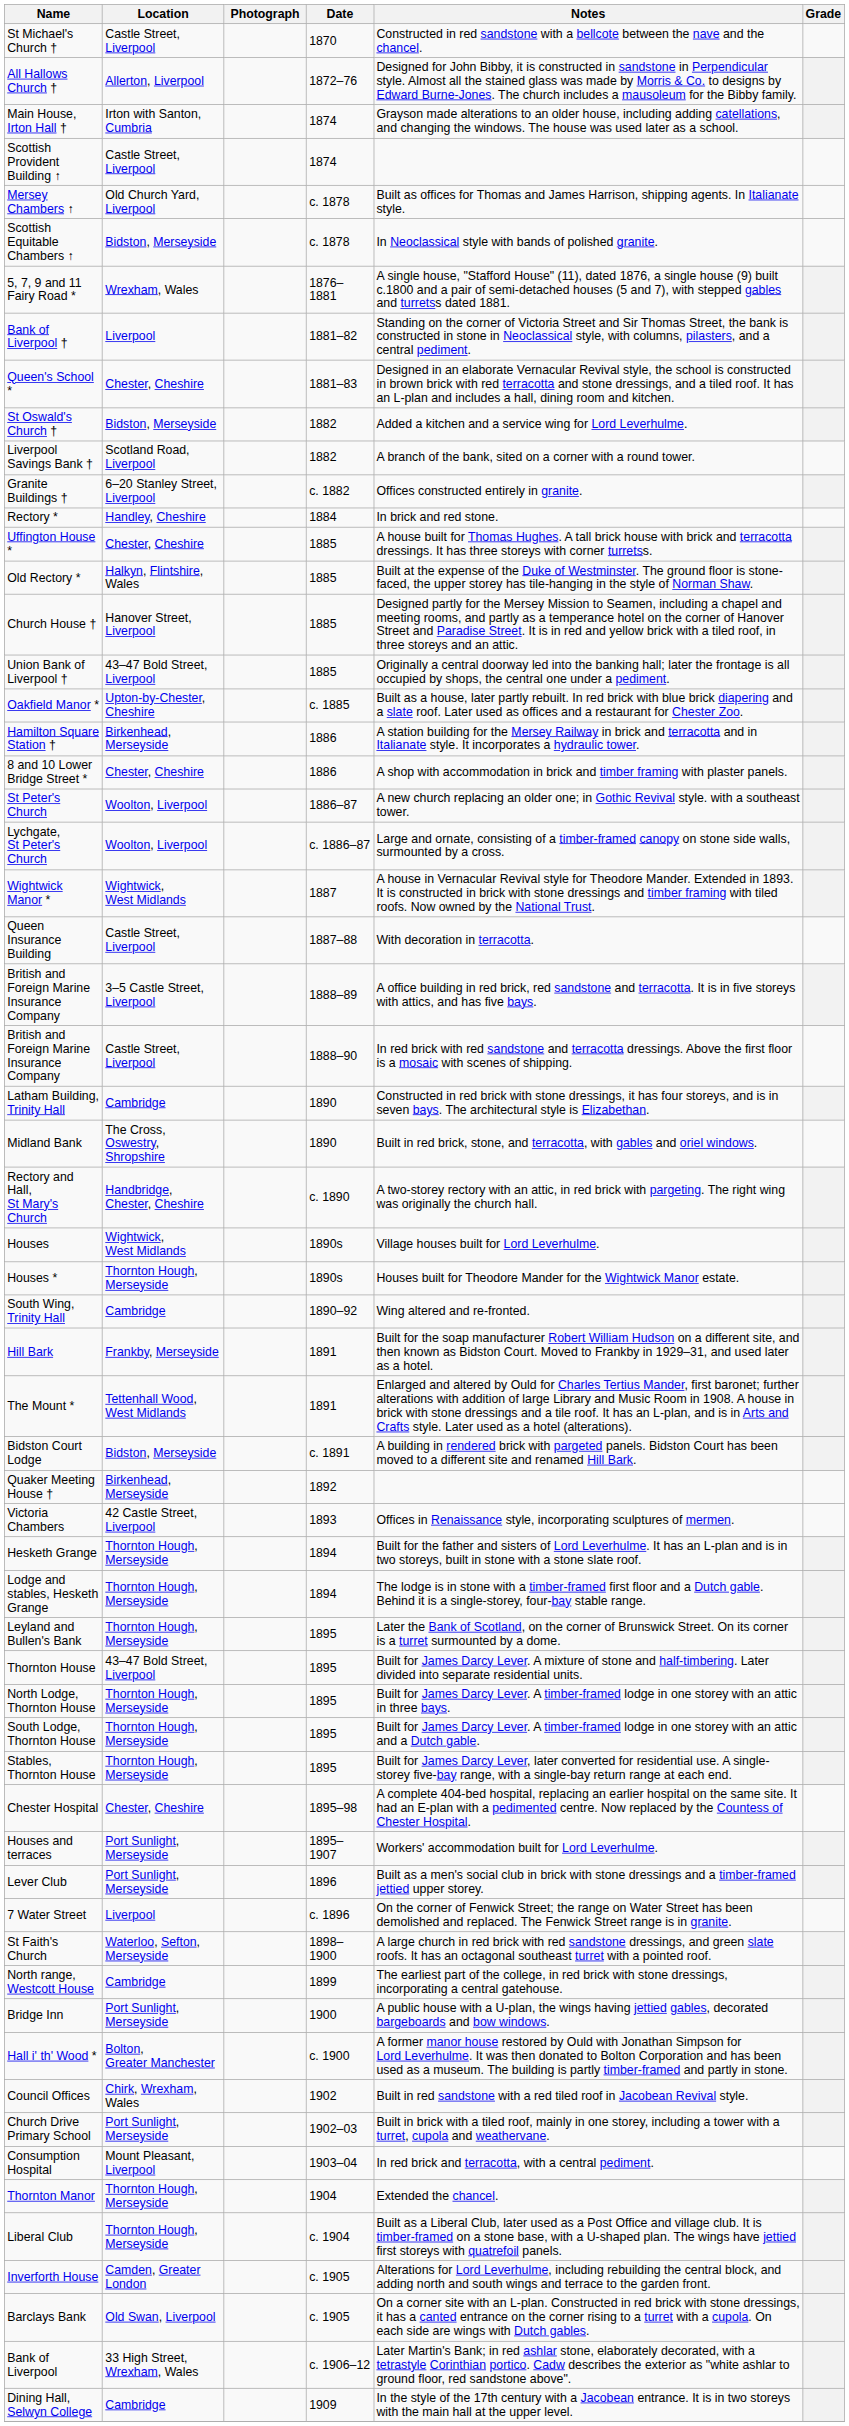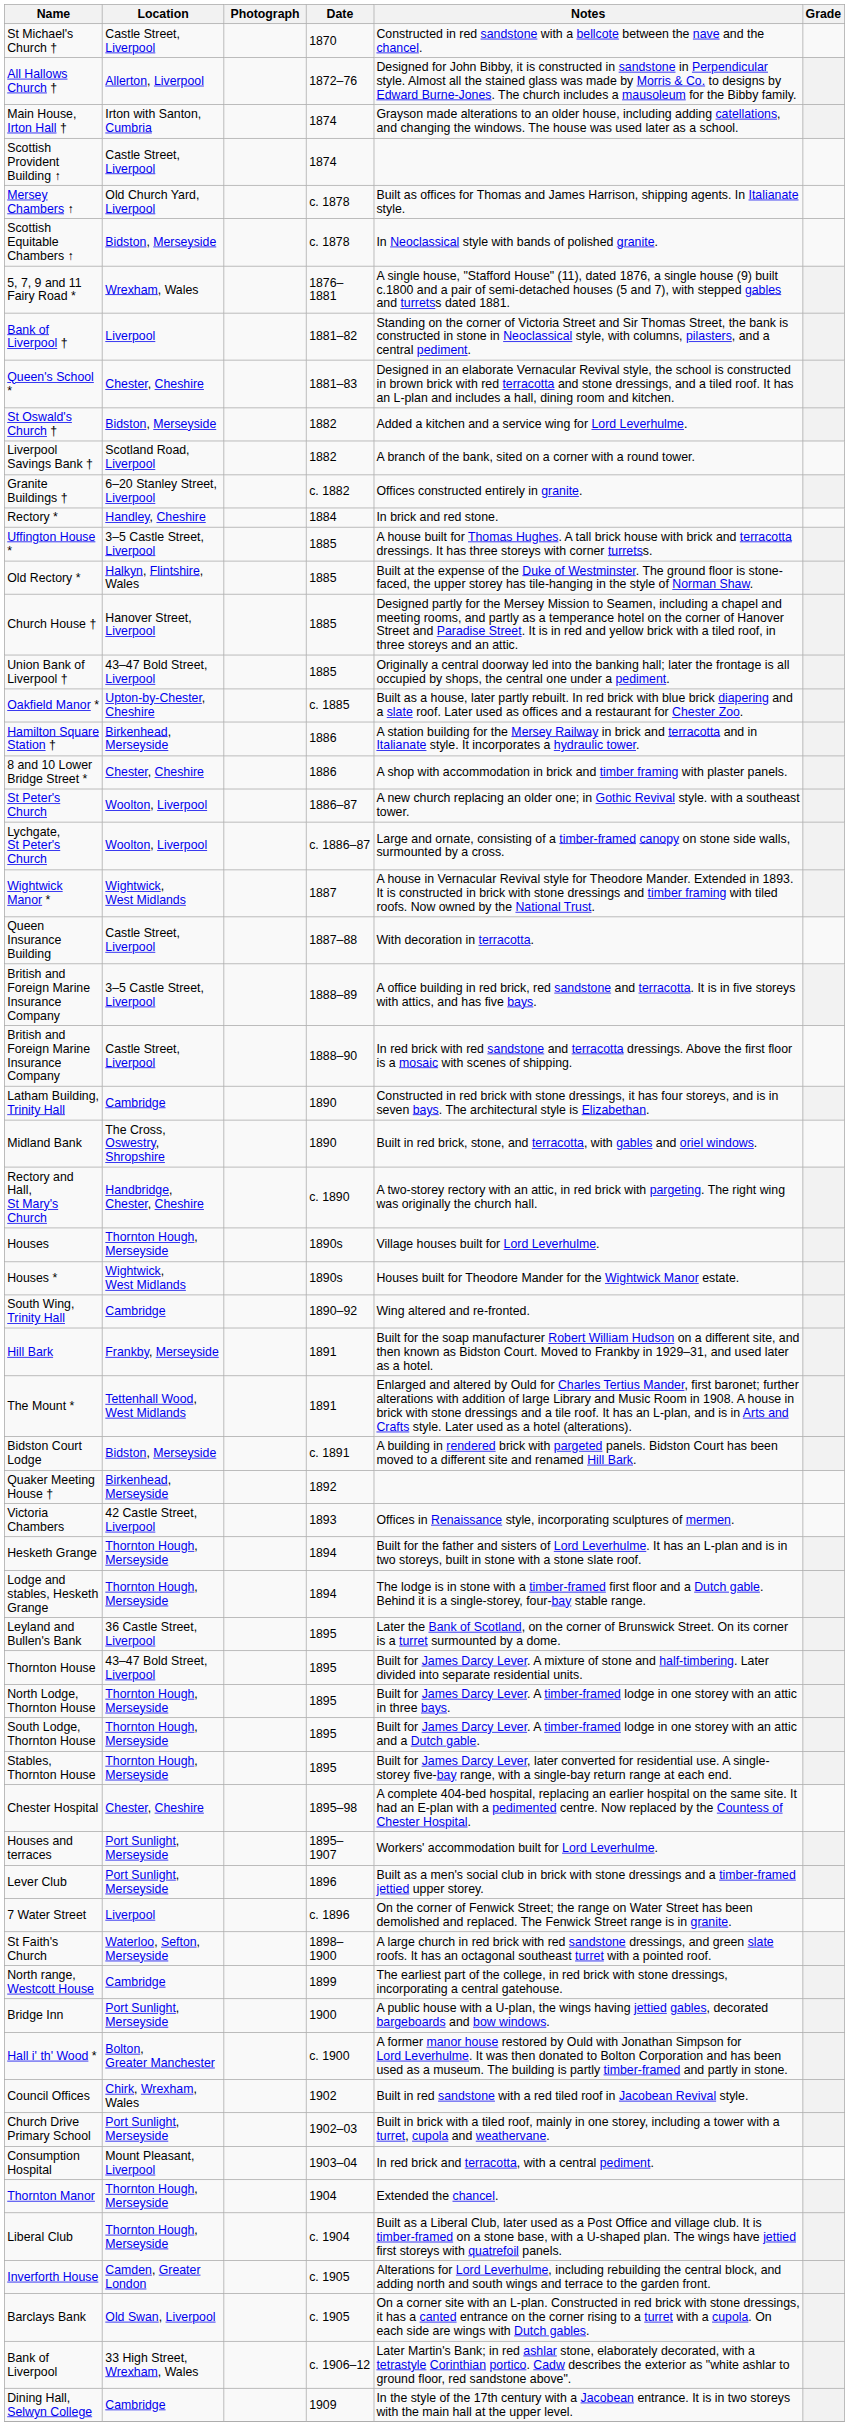(155, 544) Chester, Cheshire -> (155, 544) 3–5 Castle Street, Liverpool
(146, 1244) Wightwick, West Midlands -> (152, 1244) Thornton Hough, Merseyside
(152, 1278) Thornton Hough, Merseyside -> (146, 1278) Wightwick, West Midlands
(152, 1634) Thornton Hough, Merseyside -> (151, 1634) 36 Castle Street, Liverpool
